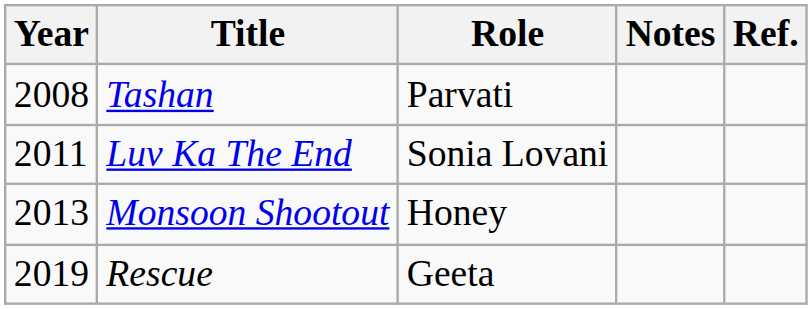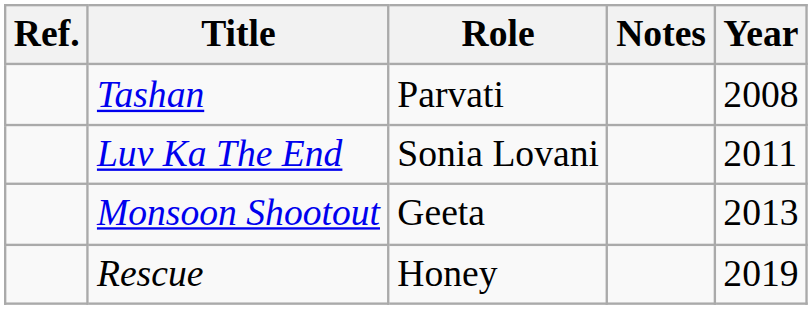columns swapped: (51, 34) <-> (766, 34)
(457, 213) Honey -> (441, 213) Geeta
(451, 272) Geeta -> (447, 272) Honey
